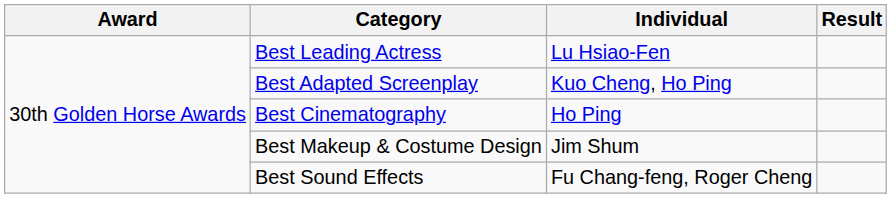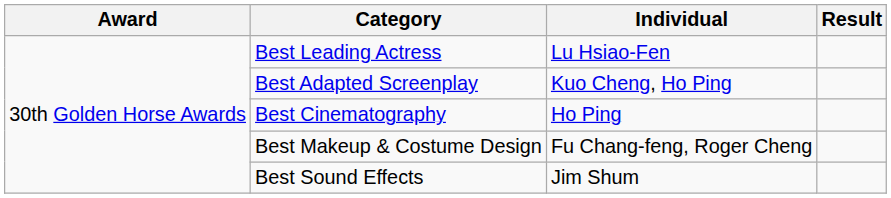(595, 146) Jim Shum -> (682, 146) Fu Chang-feng, Roger Cheng
(682, 177) Fu Chang-feng, Roger Cheng -> (595, 177) Jim Shum
